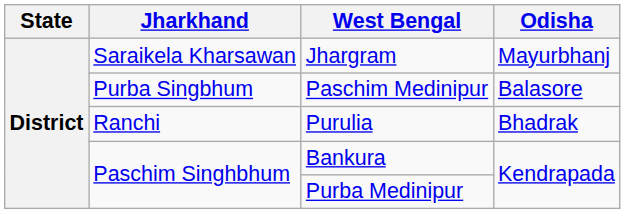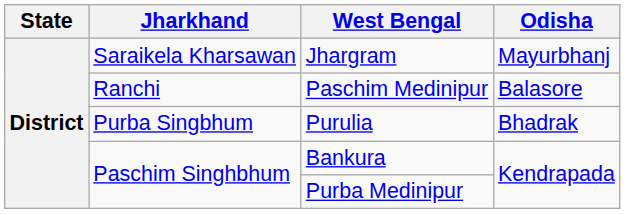(173, 89) Purba Singbhum -> (127, 89) Ranchi
(127, 123) Ranchi -> (173, 123) Purba Singbhum
